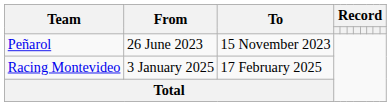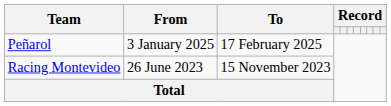(165, 44) 26 June 2023 -> (171, 44) 3 January 2025
(276, 44) 15 November 2023 -> (271, 44) 17 February 2025
(171, 67) 3 January 2025 -> (165, 67) 26 June 2023
(271, 67) 17 February 2025 -> (276, 67) 15 November 2023
